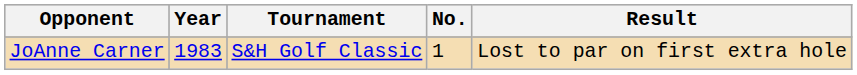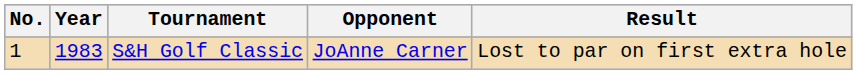columns swapped: (450, 21) <-> (87, 21)
